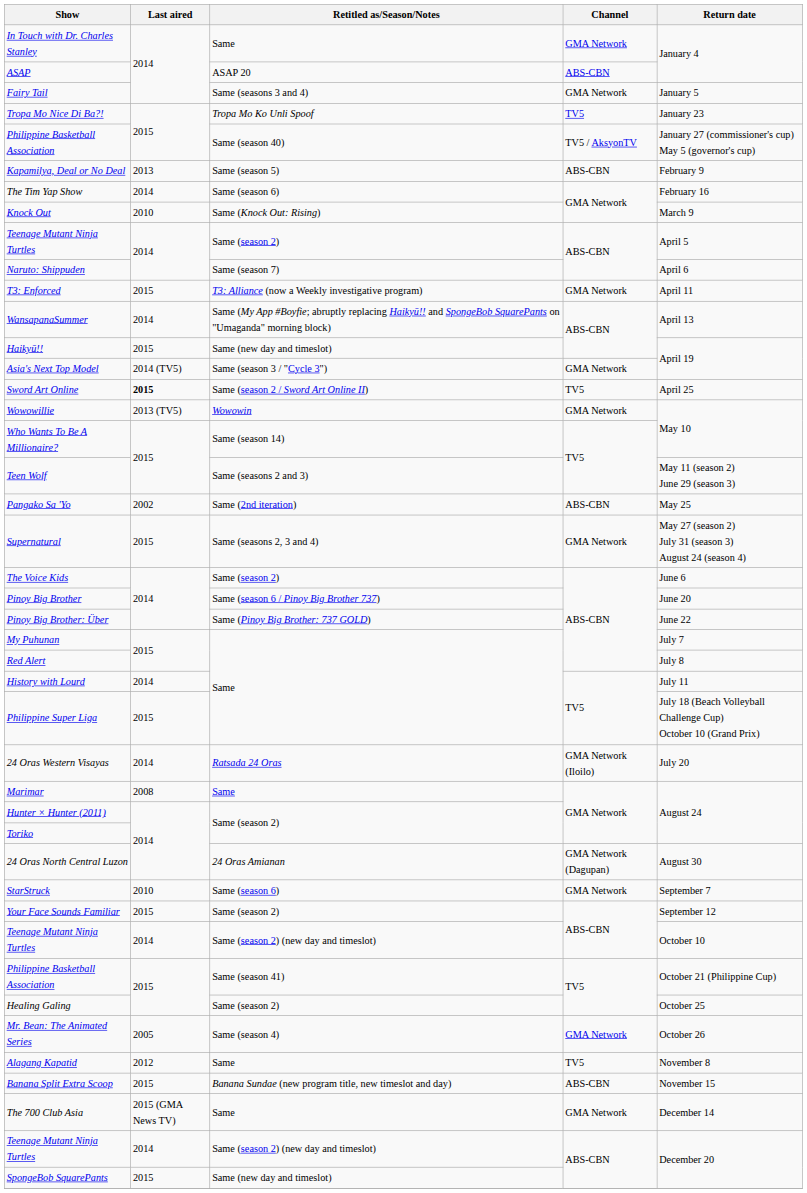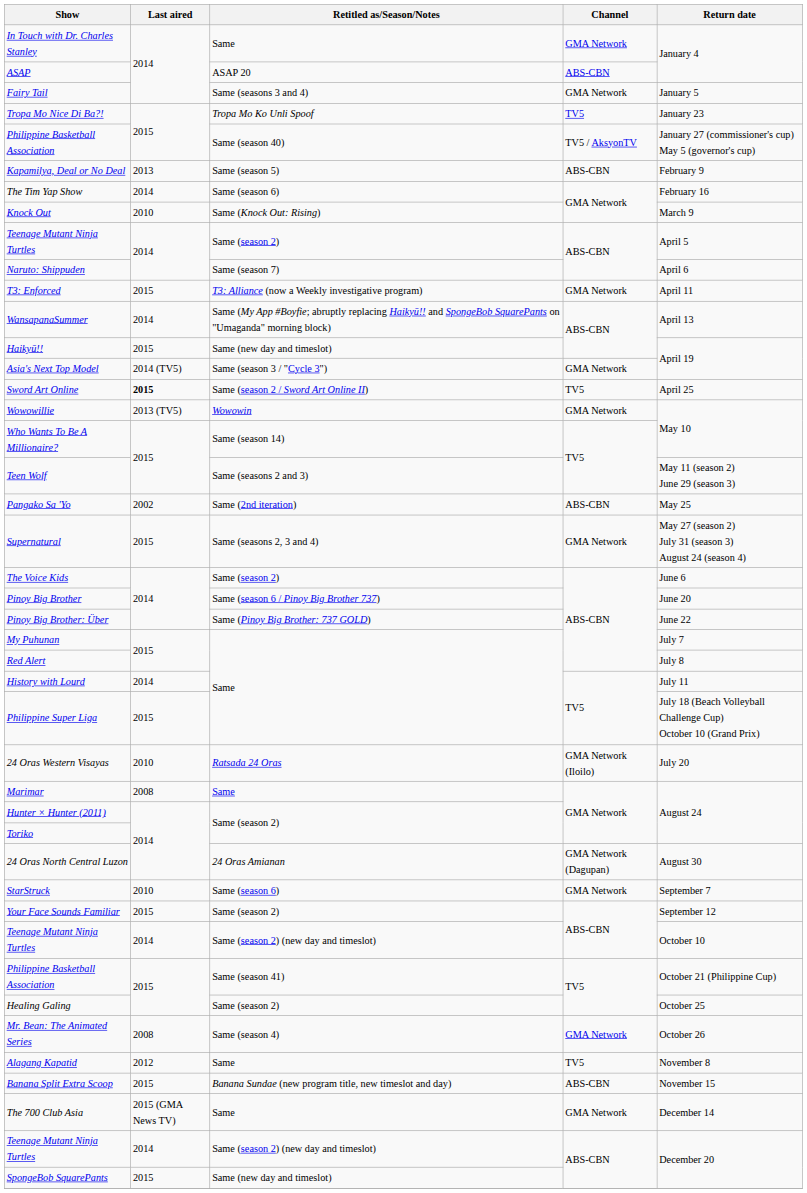(143, 763) 2014 -> (143, 763) 2010
(143, 1034) 2005 -> (143, 1034) 2008
